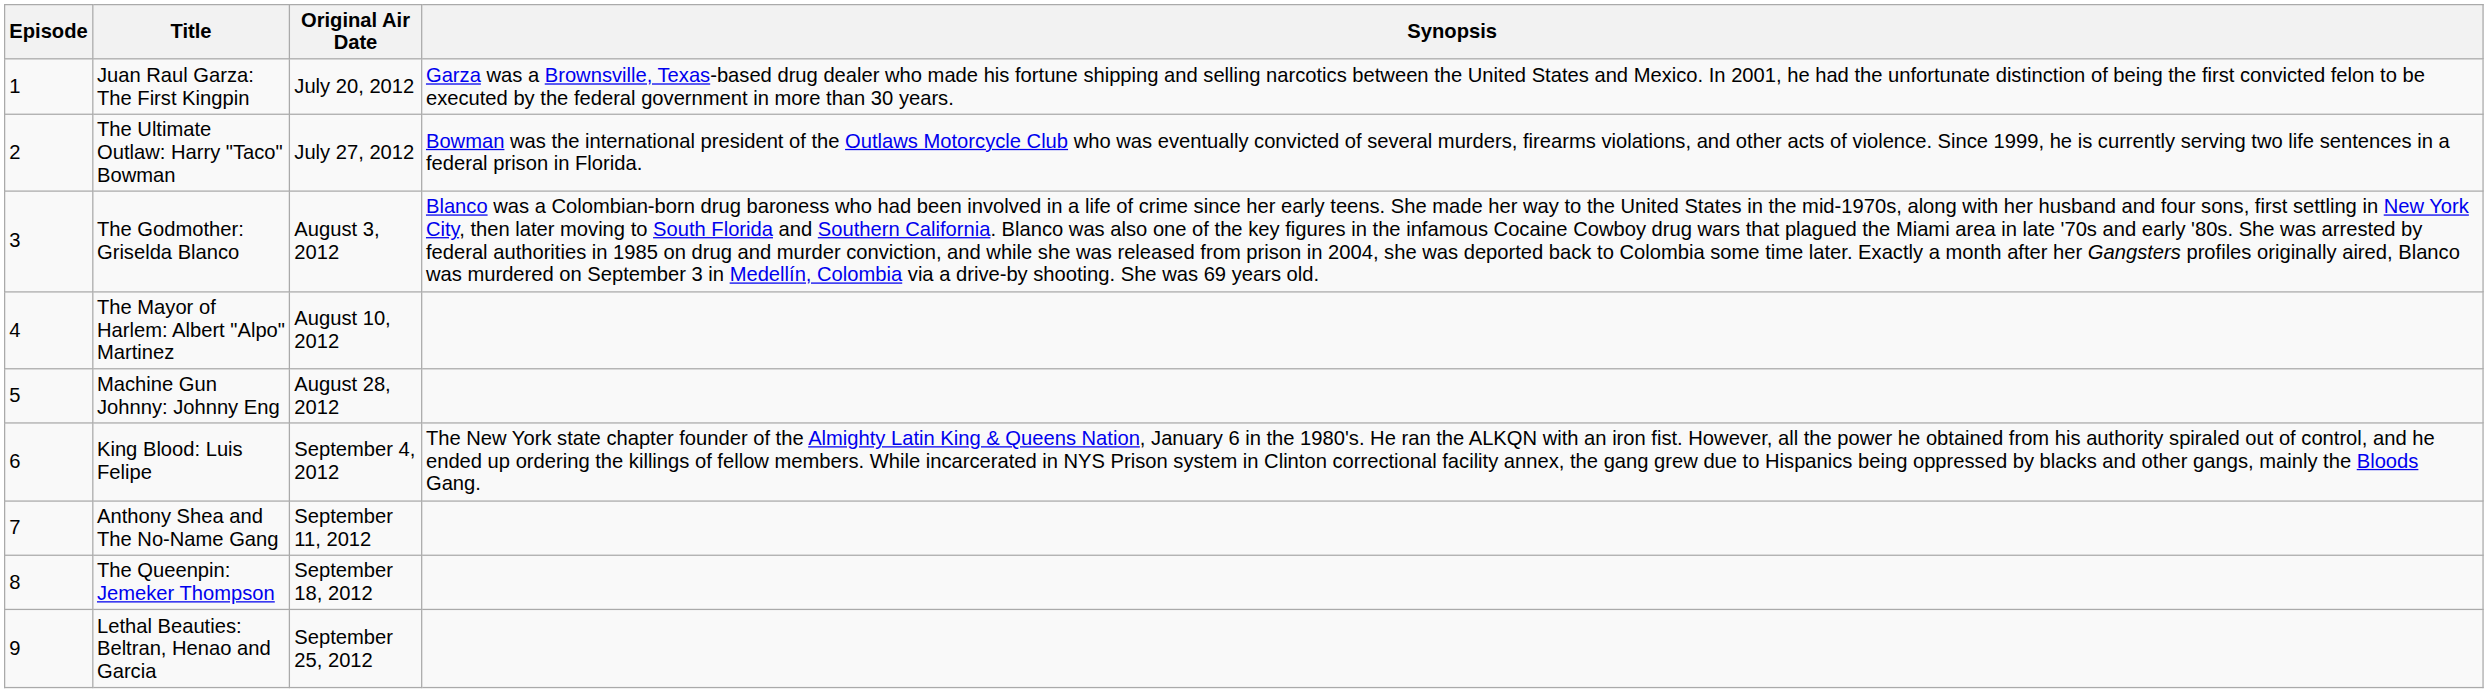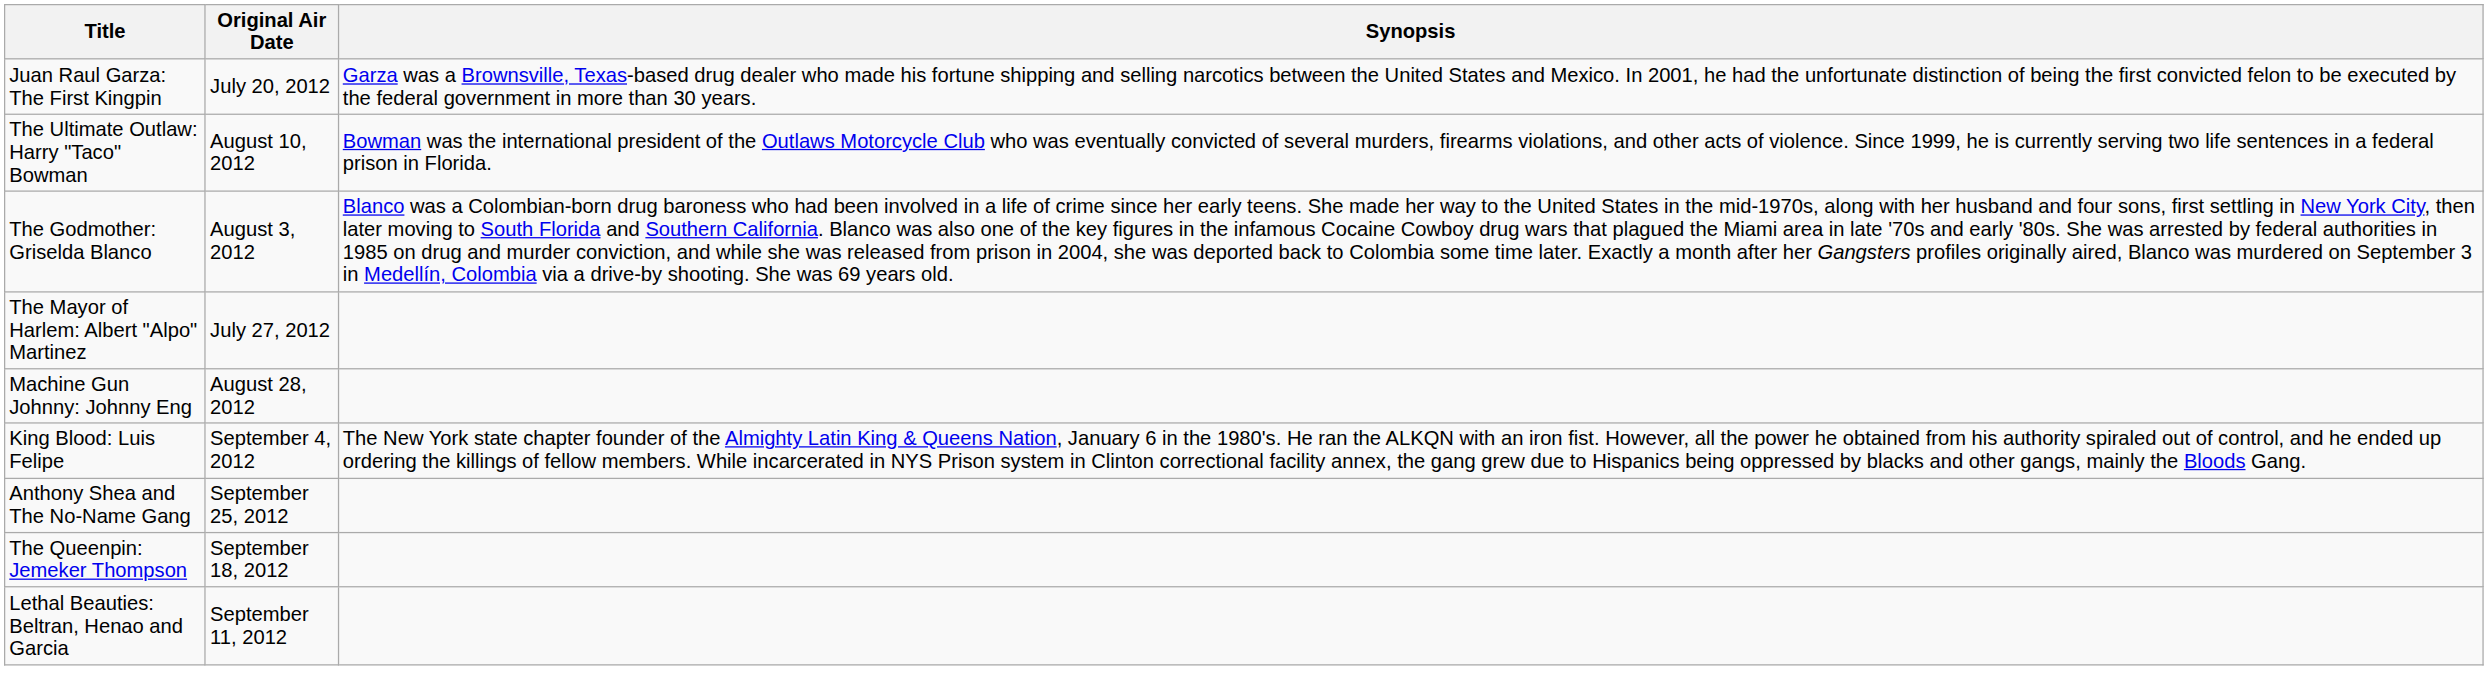- column: (48, 31)
(354, 152) July 27, 2012 -> (258, 152) August 10, 2012
(343, 329) August 10, 2012 -> (270, 329) July 27, 2012
(344, 527) September 11, 2012 -> (259, 505) September 25, 2012
(344, 648) September 25, 2012 -> (259, 625) September 11, 2012
